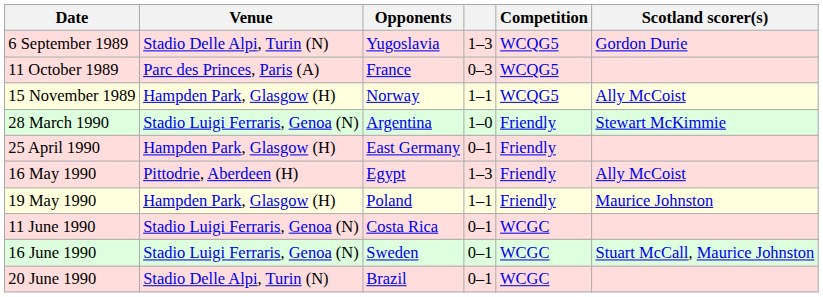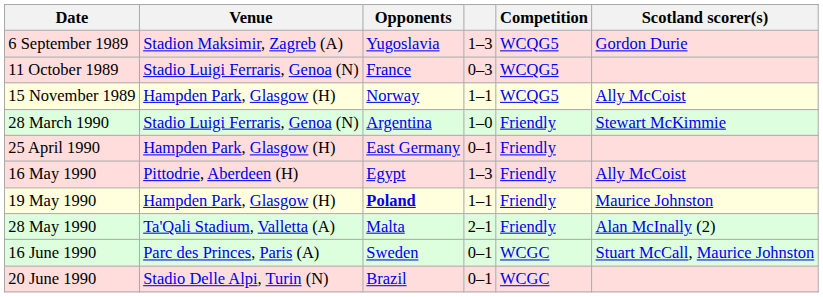(236, 43) Stadio Delle Alpi, Turin (N) -> (243, 43) Stadion Maksimir, Zagreb (A)
(231, 69) Parc des Princes, Paris (A) -> (251, 69) Stadio Luigi Ferraris, Genoa (N)
(389, 200) normal -> (391, 200) bold
+ row: (52, 226)
- row: (52, 226)
(251, 252) Stadio Luigi Ferraris, Genoa (N) -> (231, 252) Parc des Princes, Paris (A)
